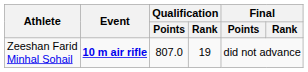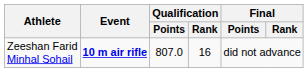(205, 53) 19 -> (205, 53) 16
